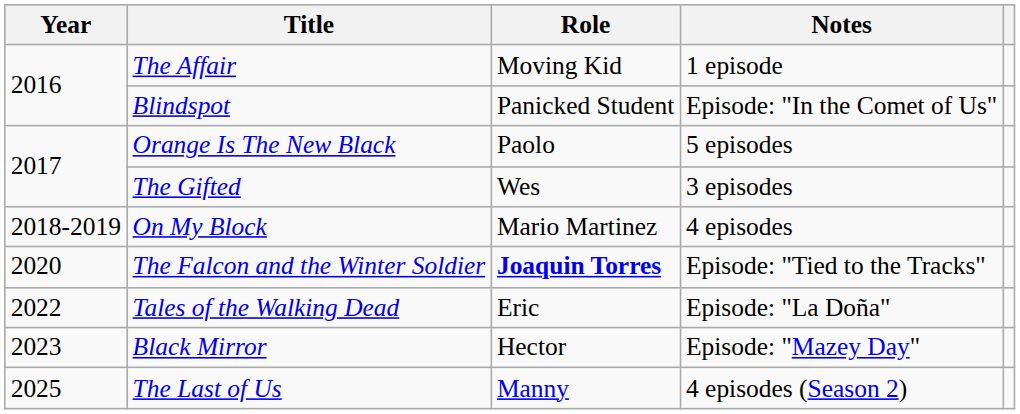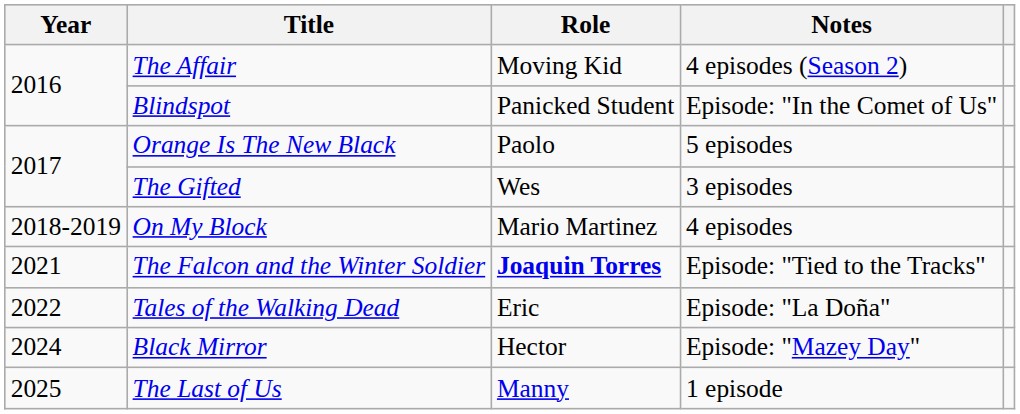(734, 65) 1 episode -> (797, 65) 4 episodes (Season 2)
(36, 266) 2020 -> (36, 266) 2021
(36, 347) 2023 -> (36, 347) 2024
(797, 387) 4 episodes (Season 2) -> (734, 387) 1 episode
